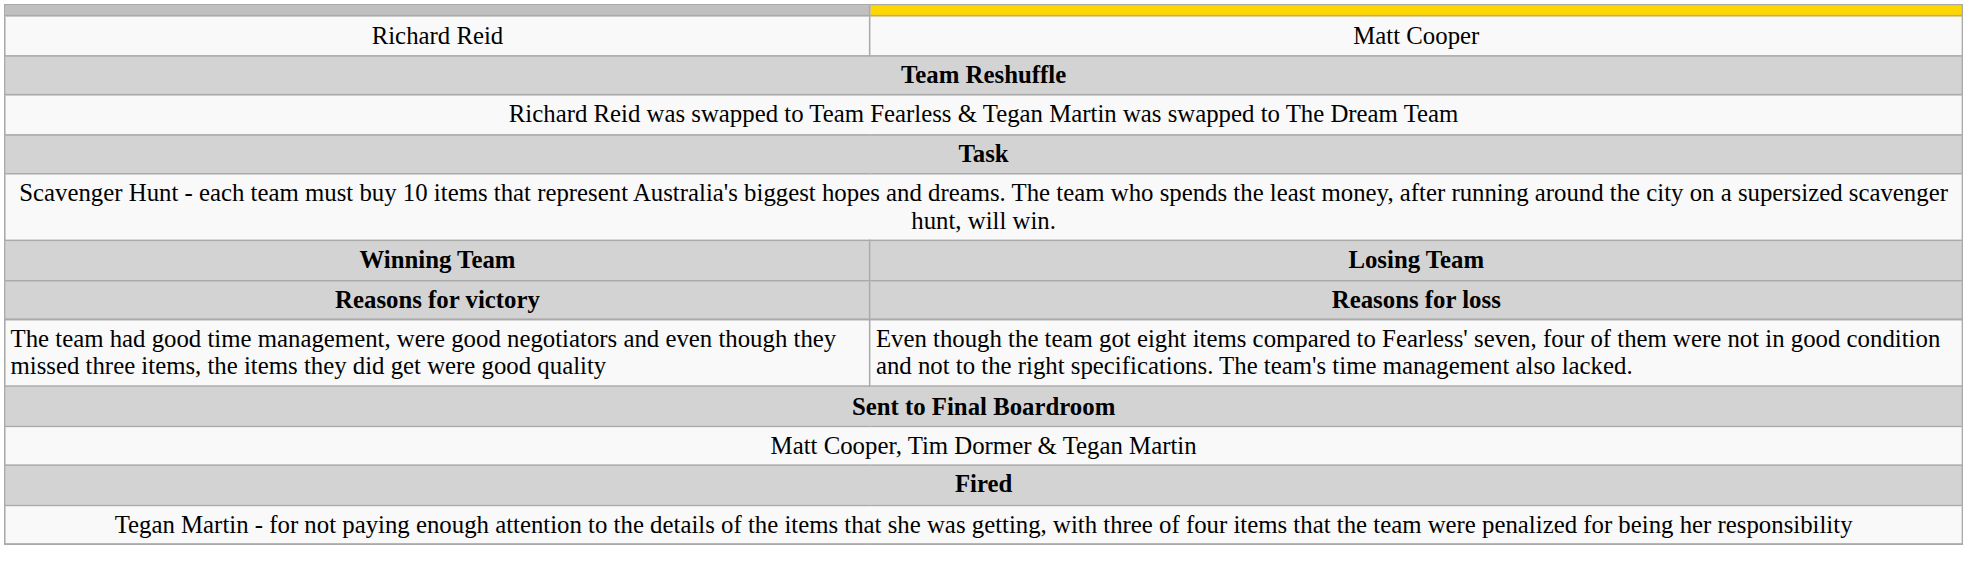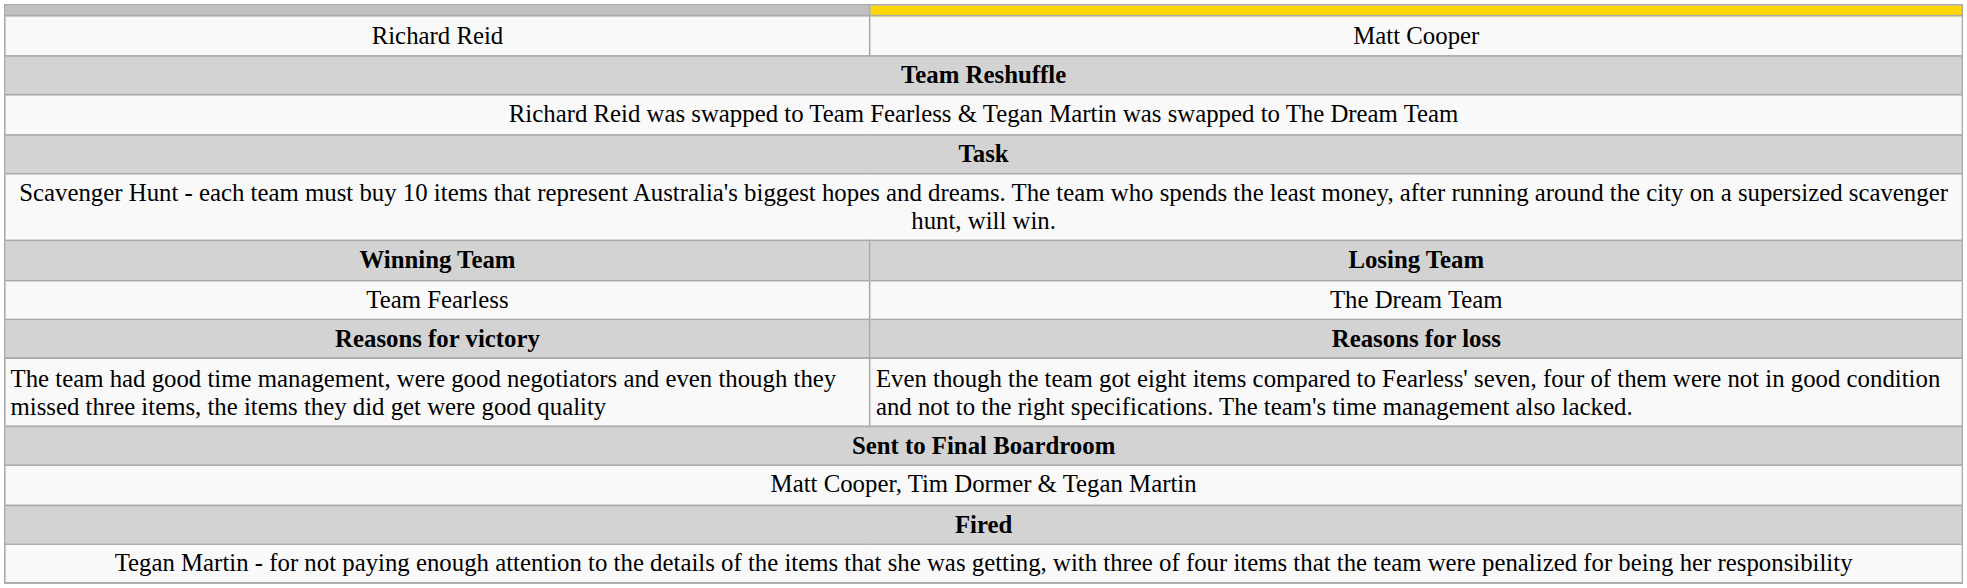+ row: (437, 299)
